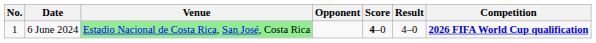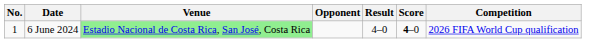columns swapped: (378, 12) <-> (409, 12)
(508, 29) bold -> (504, 29) normal
